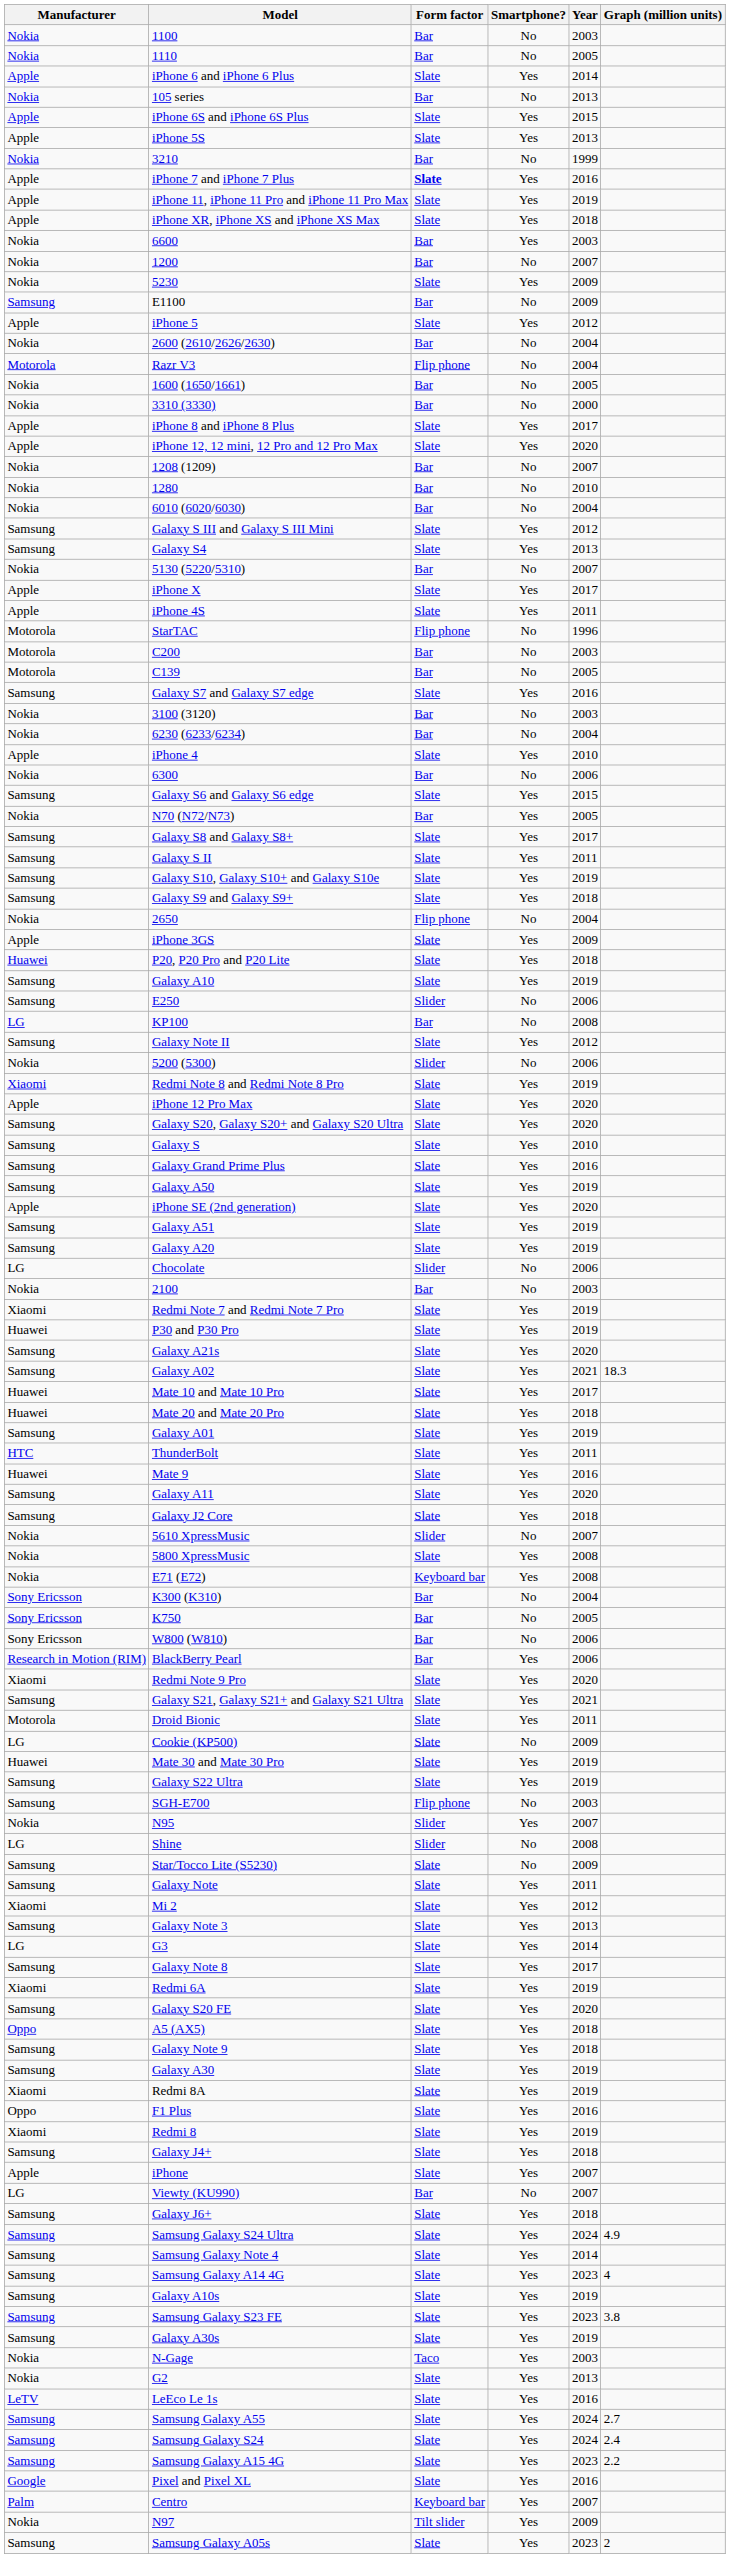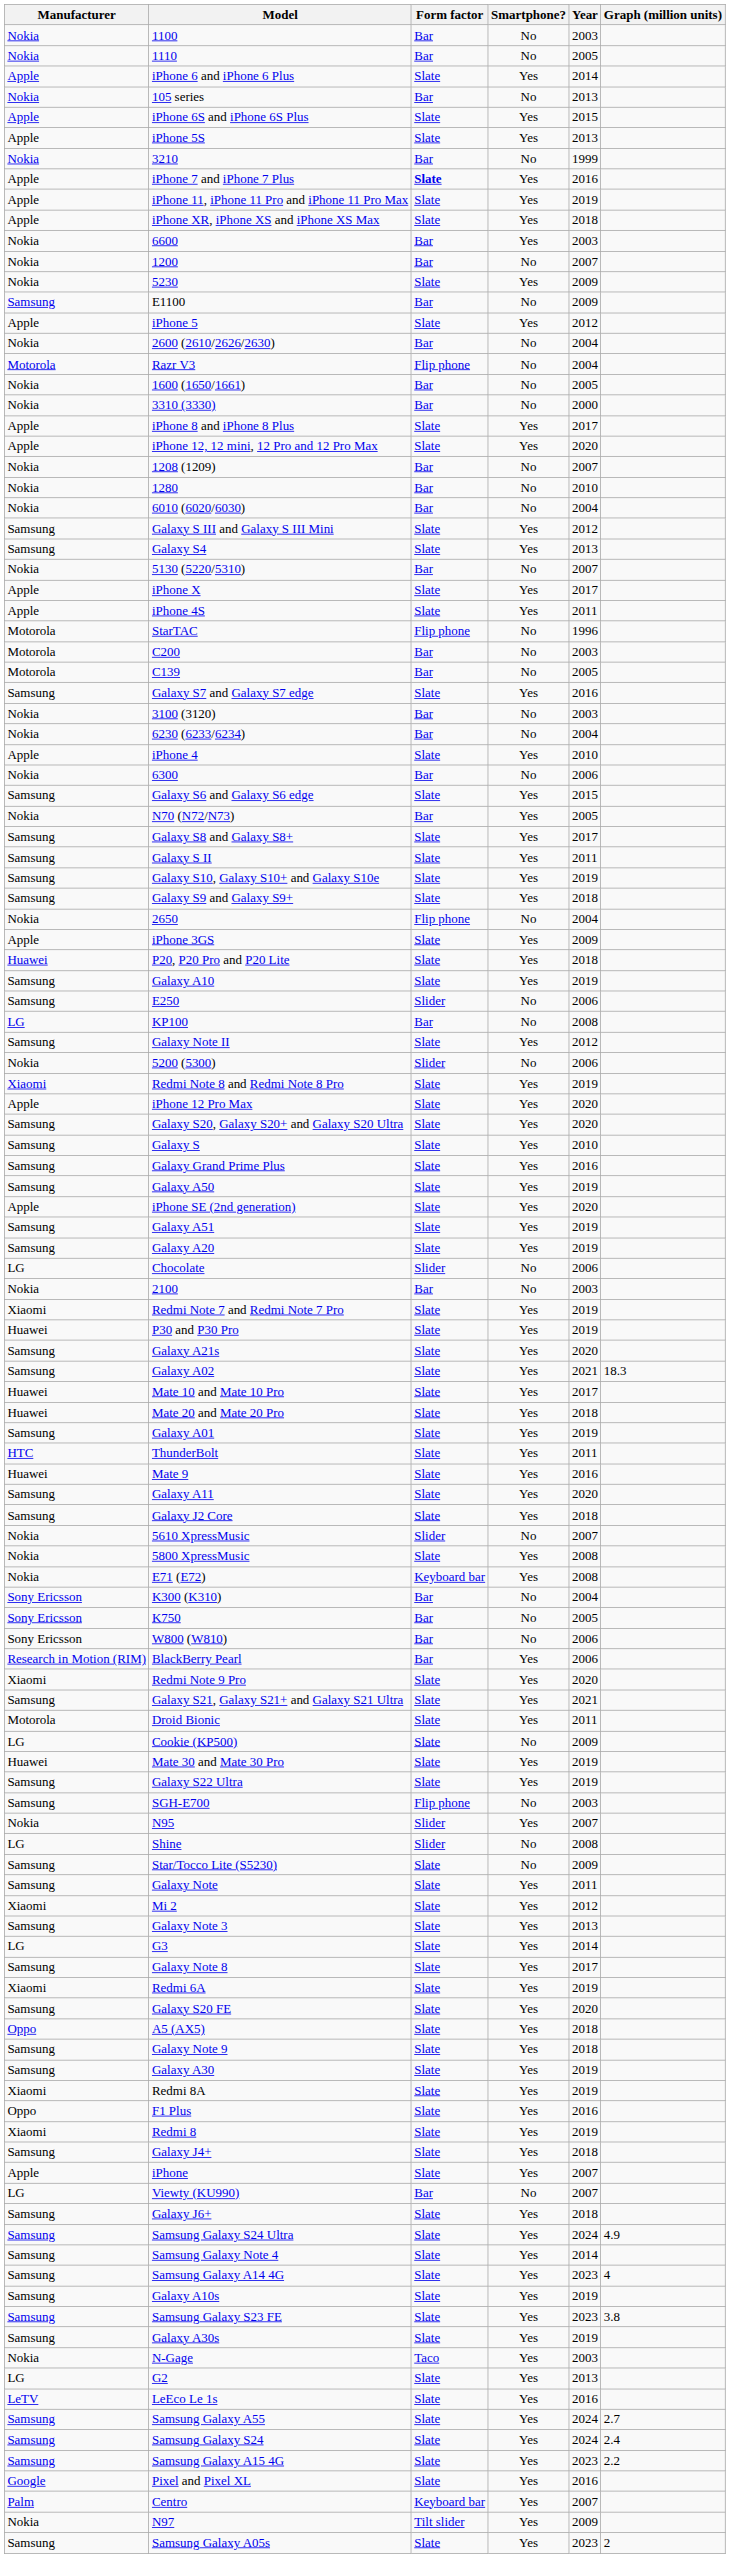(23, 2378) Nokia -> (16, 2378) LG
